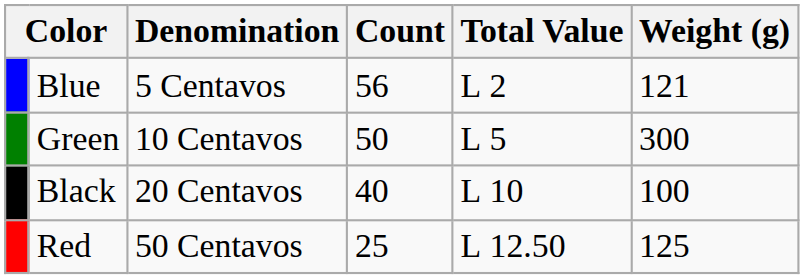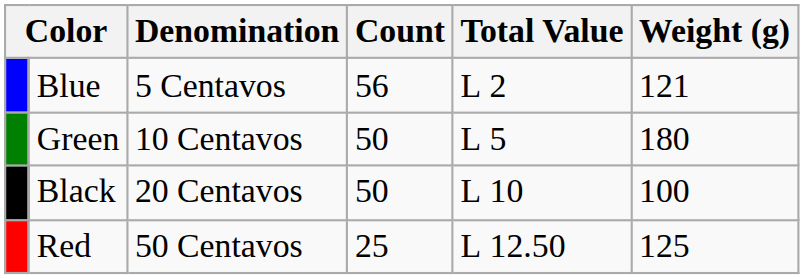(664, 138) 300 -> (664, 138) 180
(372, 191) 40 -> (372, 191) 50
